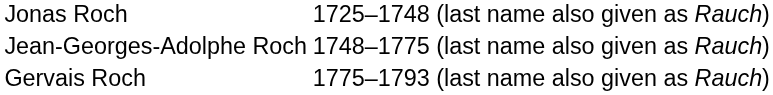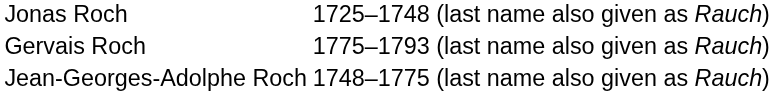rows swapped: (156, 46) <-> (75, 78)
